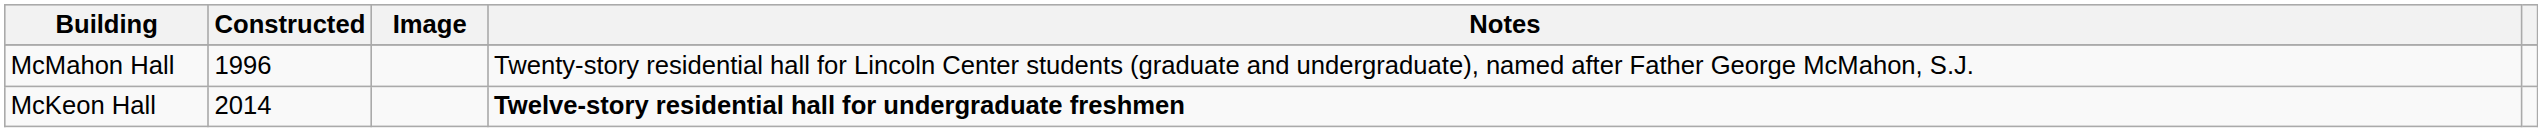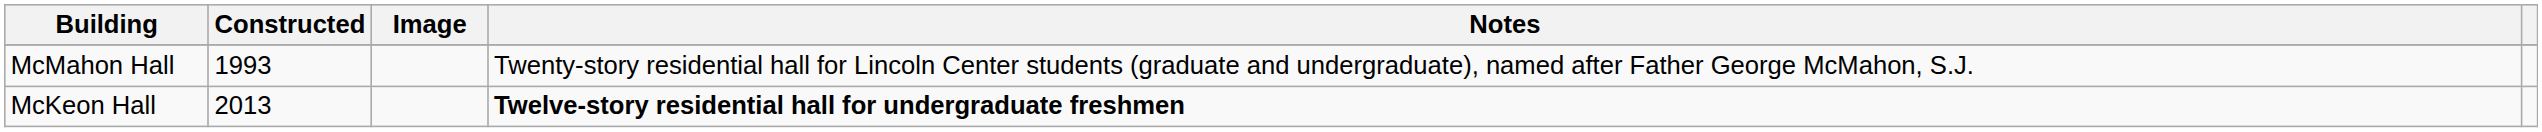(243, 65) 1996 -> (243, 65) 1993
(243, 106) 2014 -> (243, 106) 2013
